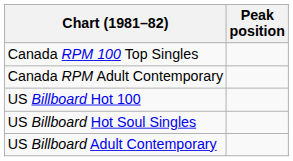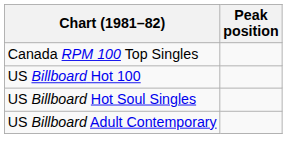- row: (115, 76)
